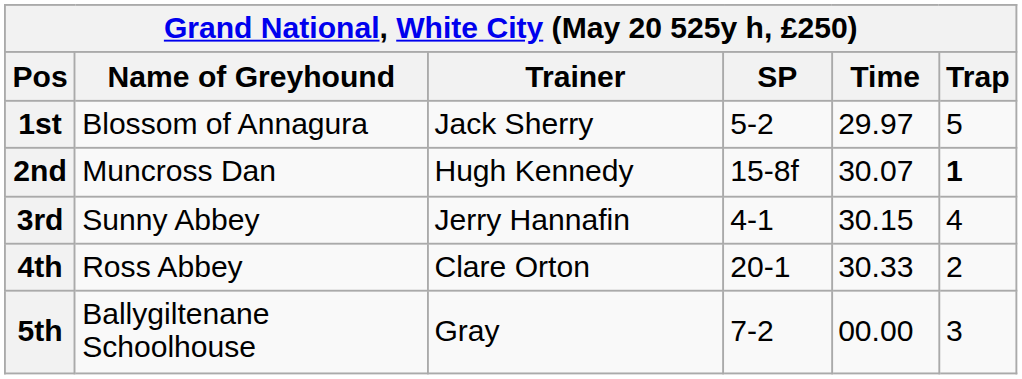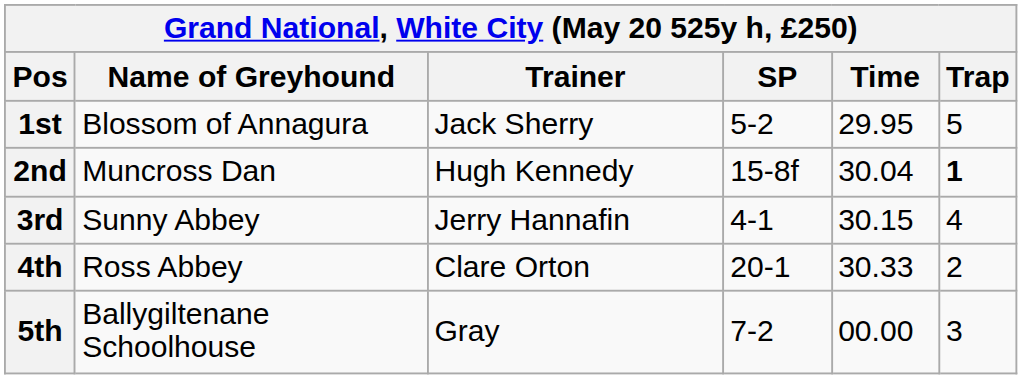(876, 123) 29.97 -> (876, 123) 29.95
(876, 171) 30.07 -> (876, 171) 30.04
